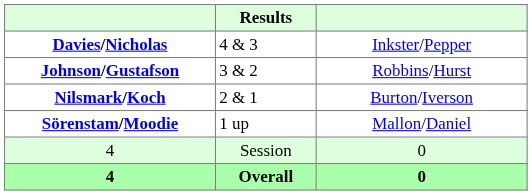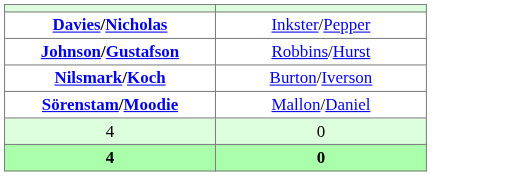- column: (266, 17)
